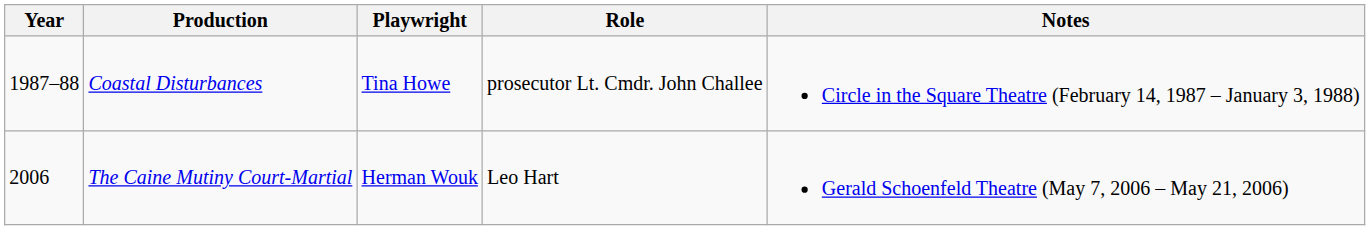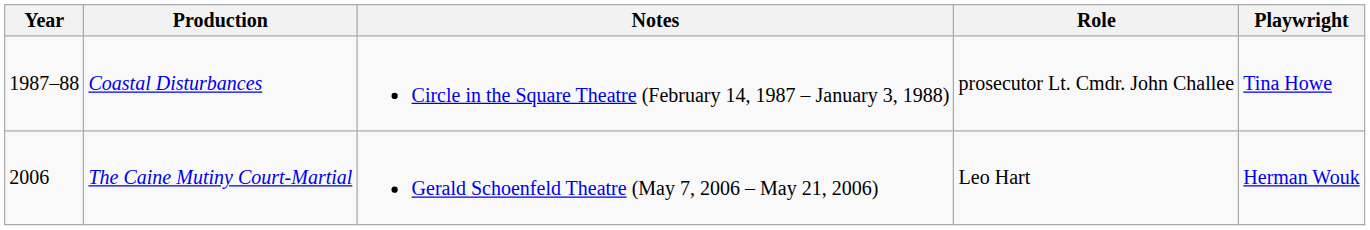columns swapped: (420, 20) <-> (1066, 20)
